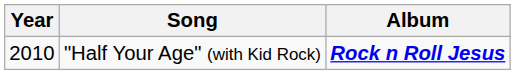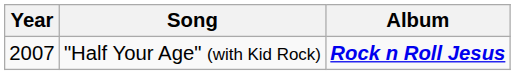(32, 52) 2010 -> (32, 52) 2007
